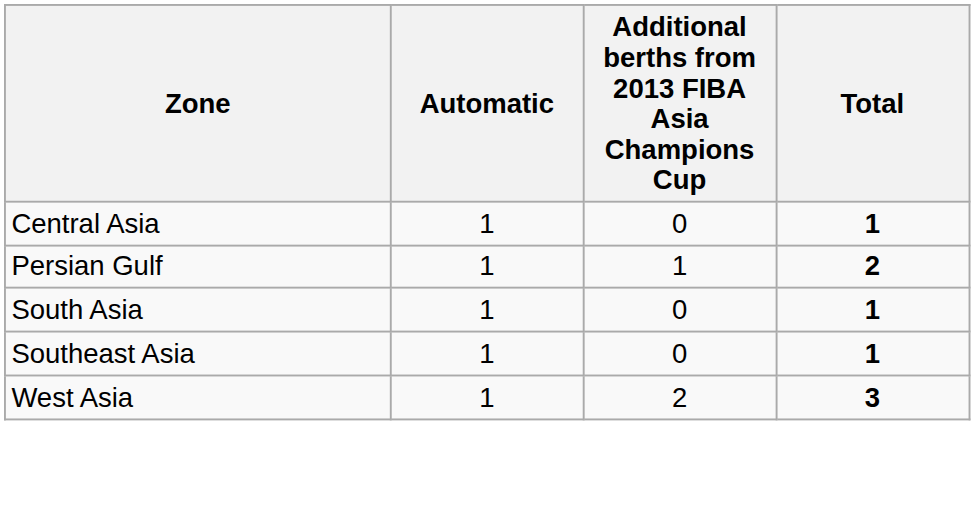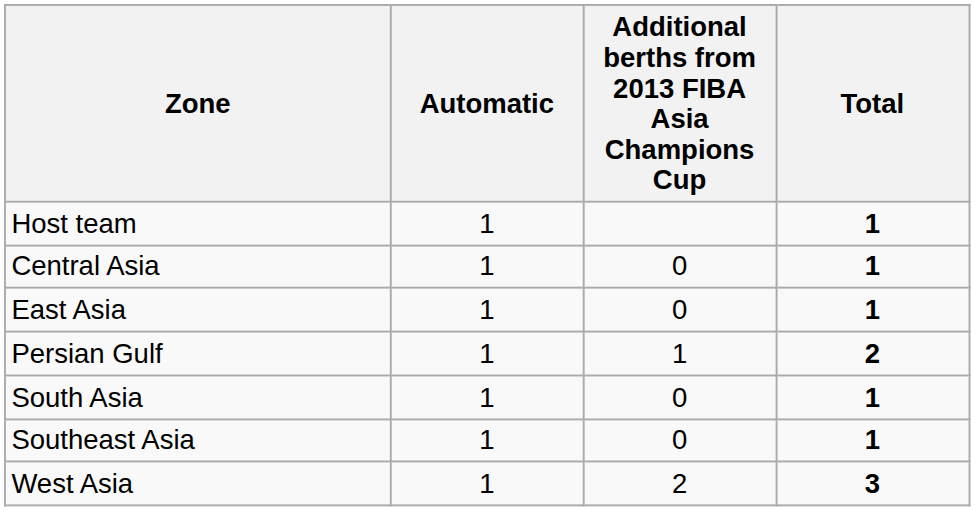+ row: (74, 223)
+ row: (69, 310)
